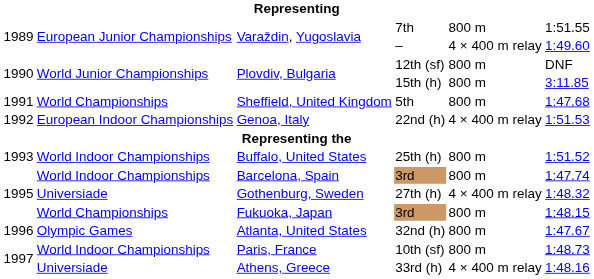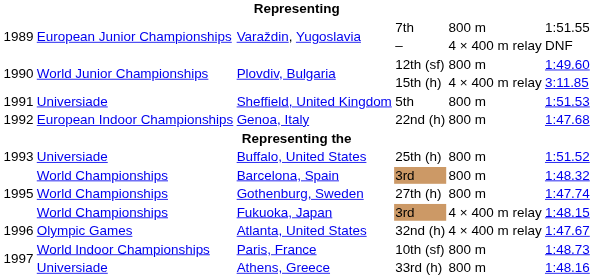(567, 46) 1:49.60 -> (559, 46) DNF
(559, 64) DNF -> (567, 64) 1:49.60
(467, 83) 800 m -> (495, 83) 4 × 400 m relay
(102, 101) World Championships -> (72, 101) Universiade
(567, 101) 1:47.68 -> (567, 101) 1:51.53
(495, 120) 4 × 400 m relay -> (467, 120) 800 m
(567, 120) 1:51.53 -> (567, 120) 1:47.68
(123, 156) World Indoor Championships -> (72, 156) Universiade
(123, 175) World Indoor Championships -> (102, 175) World Championships
(567, 175) 1:47.74 -> (567, 175) 1:48.32
(72, 193) Universiade -> (102, 193) World Championships
(495, 193) 4 × 400 m relay -> (467, 193) 800 m
(567, 193) 1:48.32 -> (567, 193) 1:47.74
(467, 212) 800 m -> (495, 212) 4 × 400 m relay
(467, 230) 800 m -> (495, 230) 4 × 400 m relay
(495, 267) 4 × 400 m relay -> (467, 267) 800 m
